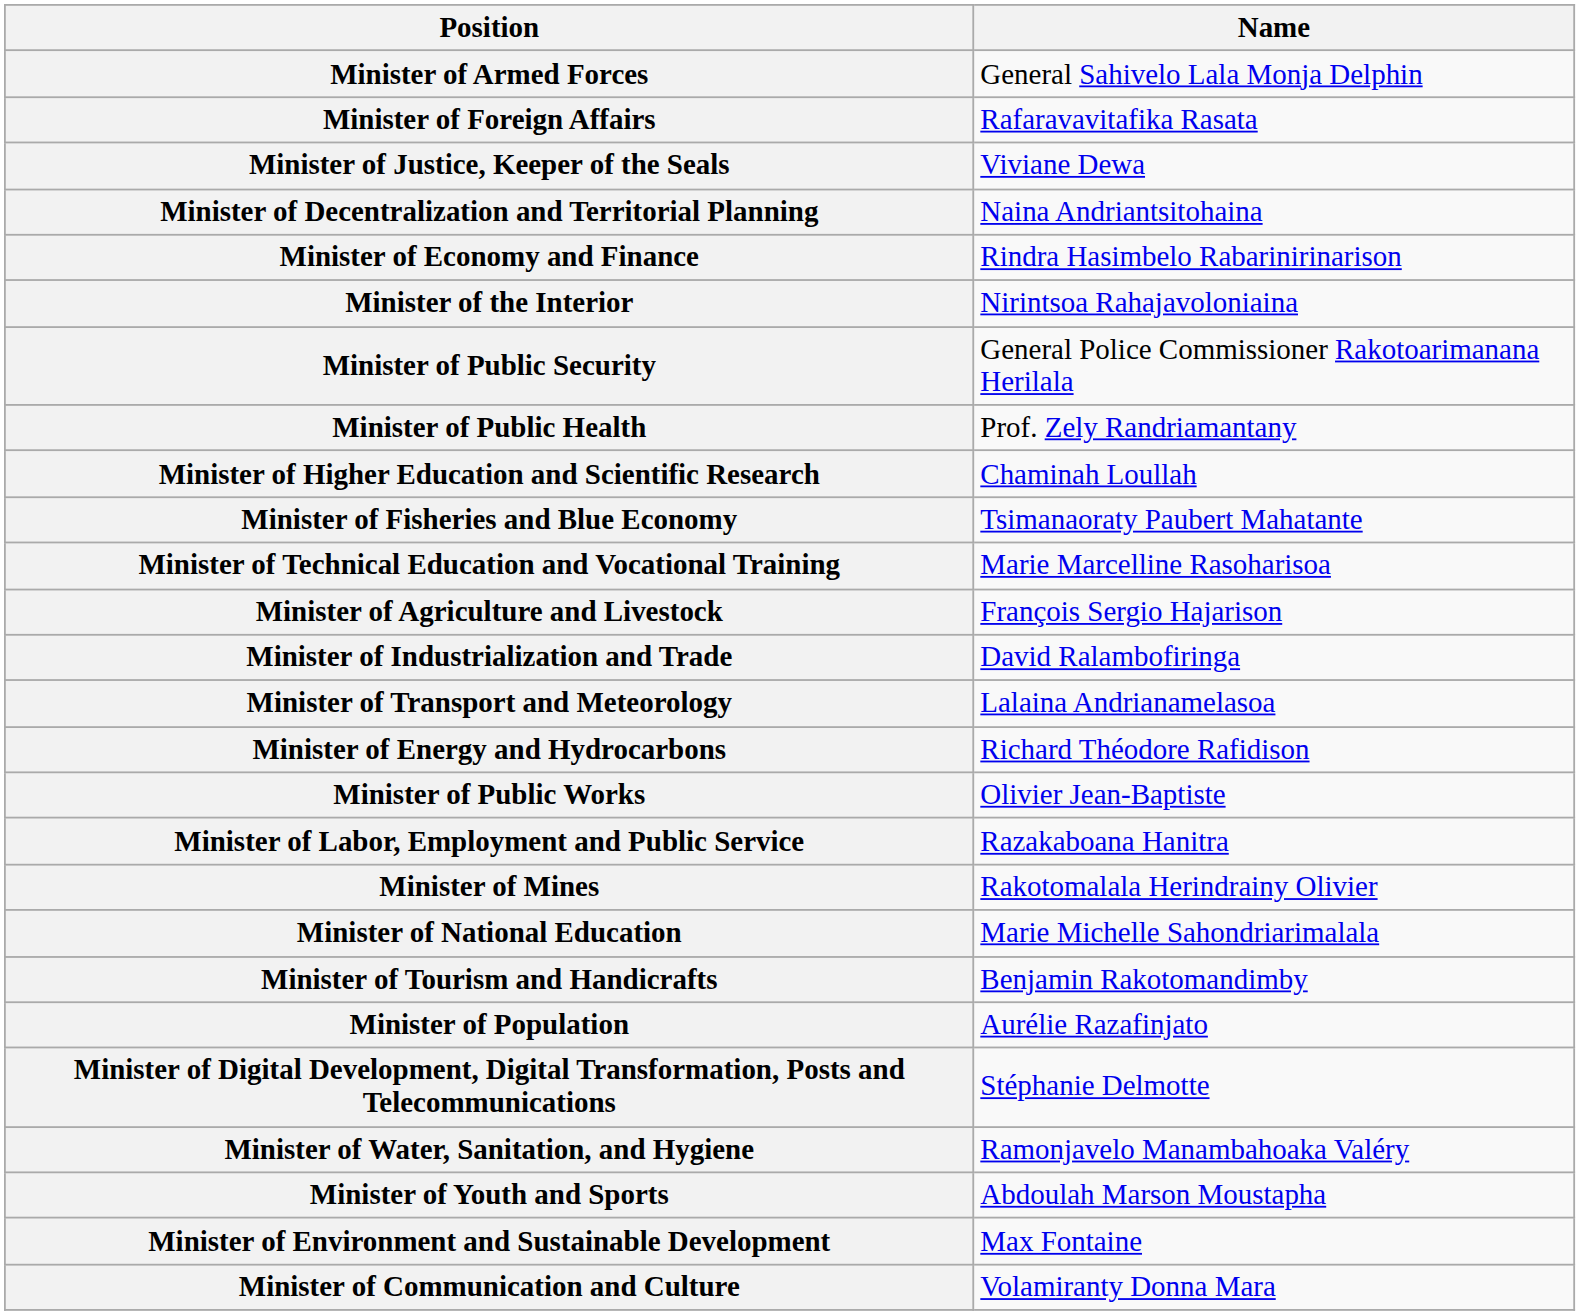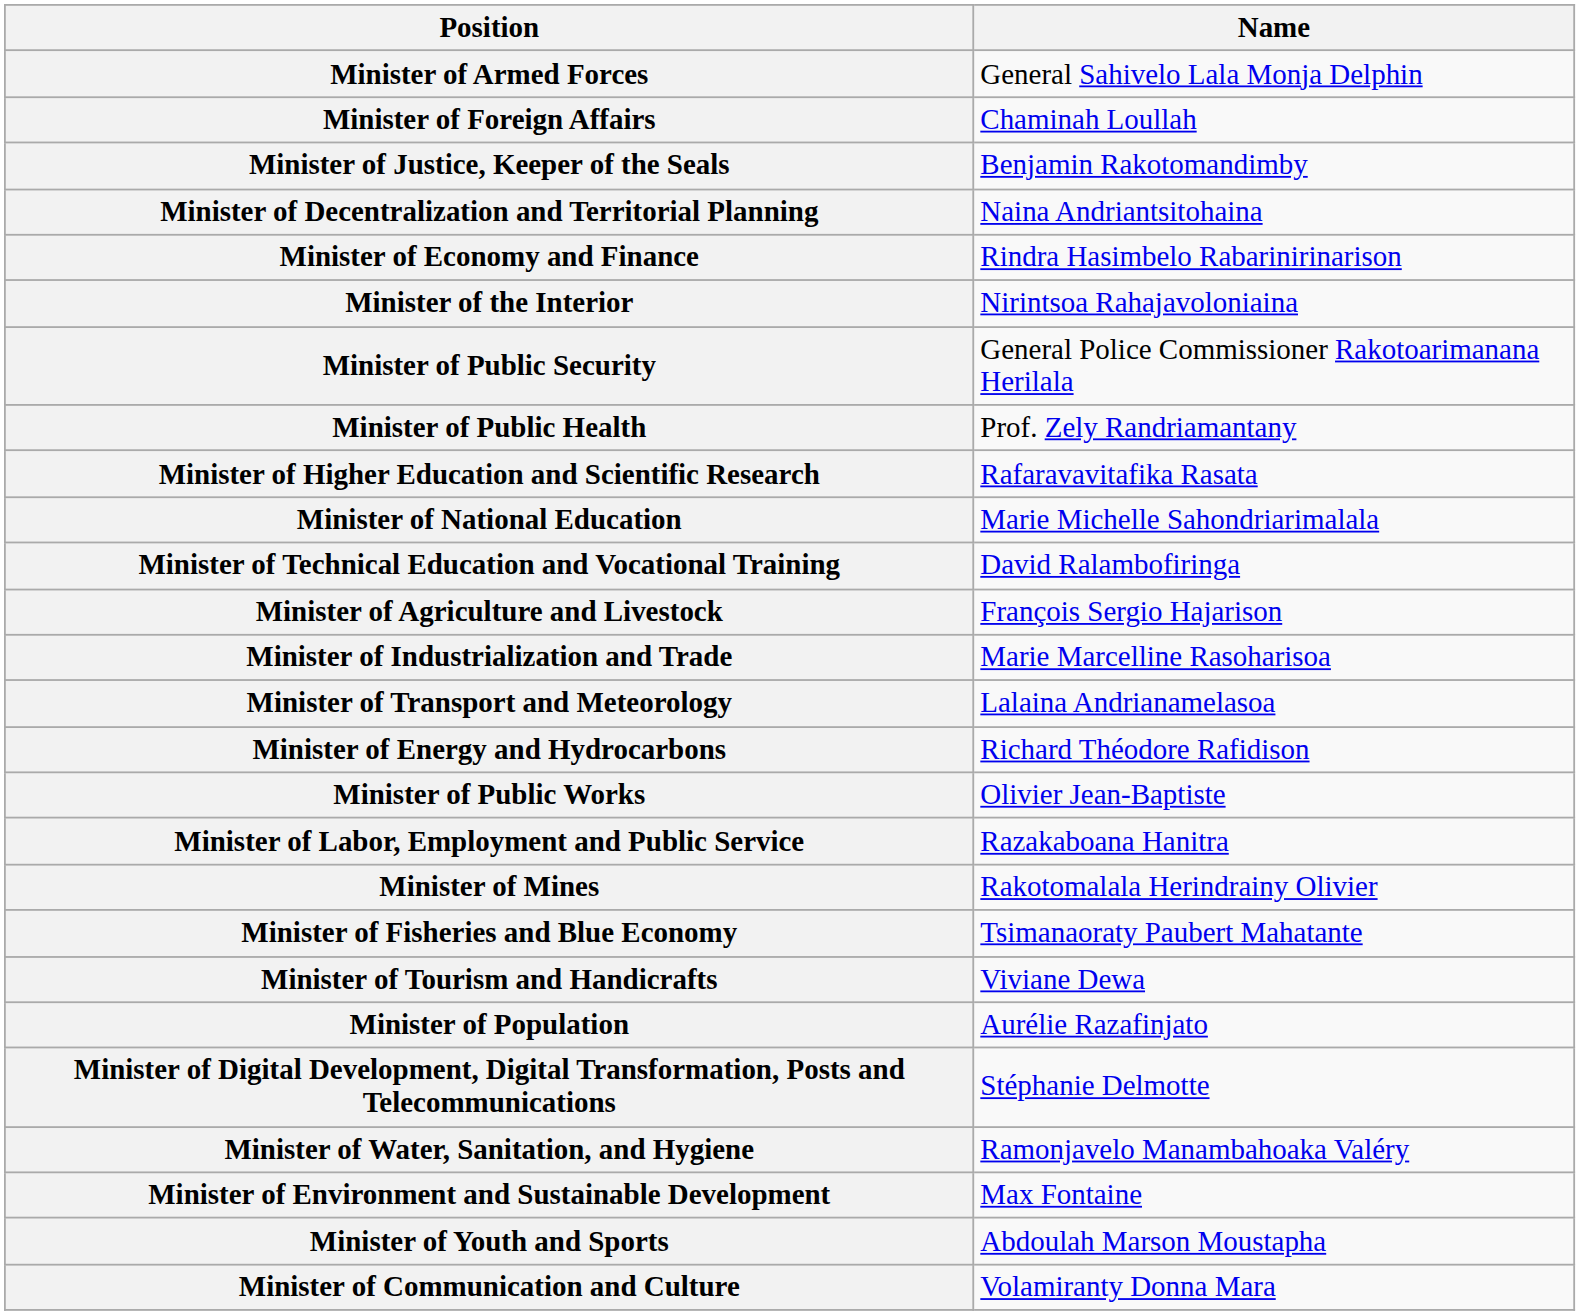(1119, 119) Rafaravavitafika Rasata -> (1089, 119) Chaminah Loullah
(1063, 165) Viviane Dewa -> (1144, 165) Benjamin Rakotomandimby
(1089, 473) Chaminah Loullah -> (1119, 473) Rafaravavitafika Rasata
rows swapped: (489, 932) <-> (489, 519)
(1156, 565) Marie Marcelline Rasoharisoa -> (1110, 565) David Ralambofiringa
(1110, 657) David Ralambofiringa -> (1156, 657) Marie Marcelline Rasoharisoa
(1144, 978) Benjamin Rakotomandimby -> (1063, 978) Viviane Dewa
rows swapped: (489, 1240) <-> (489, 1194)
